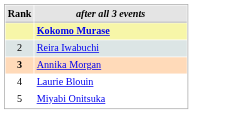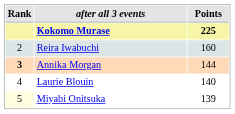+ column: (208, 13)
(20, 99) no background -> (20, 99) lightyellow background
